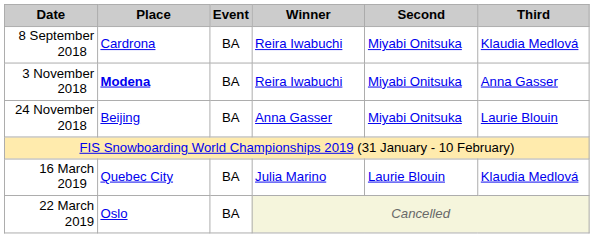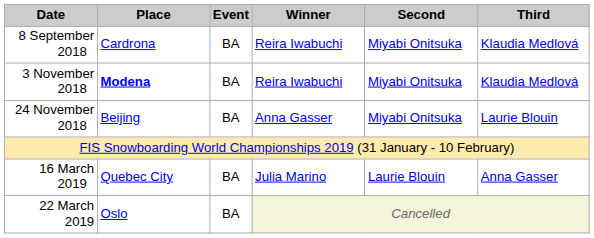(519, 81) Anna Gasser -> (530, 81) Klaudia Medlová
(530, 176) Klaudia Medlová -> (519, 176) Anna Gasser
